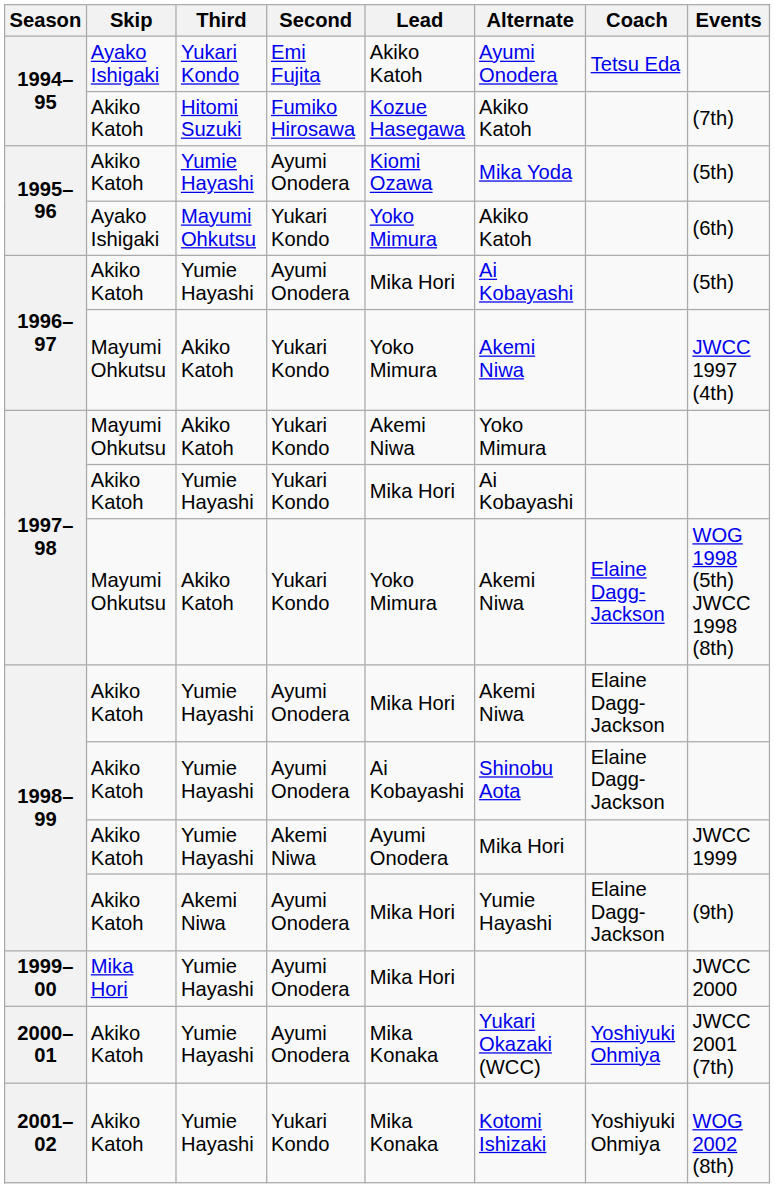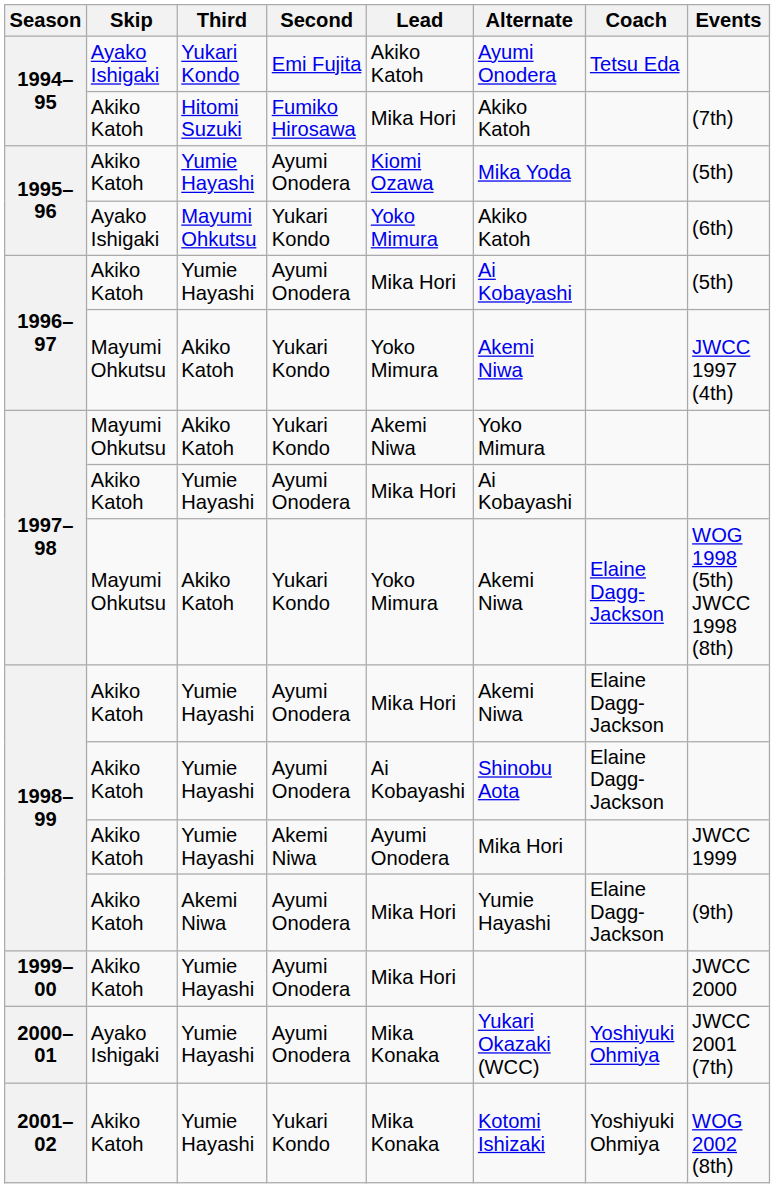(417, 118) Kozue Hasegawa -> (413, 118) Mika Hori
(300, 491) Yukari Kondo -> (311, 491) Ayumi Onodera
(112, 978) Mika Hori -> (117, 978) Akiko Katoh
(117, 1044) Akiko Katoh -> (125, 1044) Ayako Ishigaki
